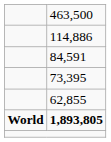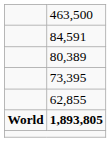- row: (71, 36)
+ row: (68, 57)
